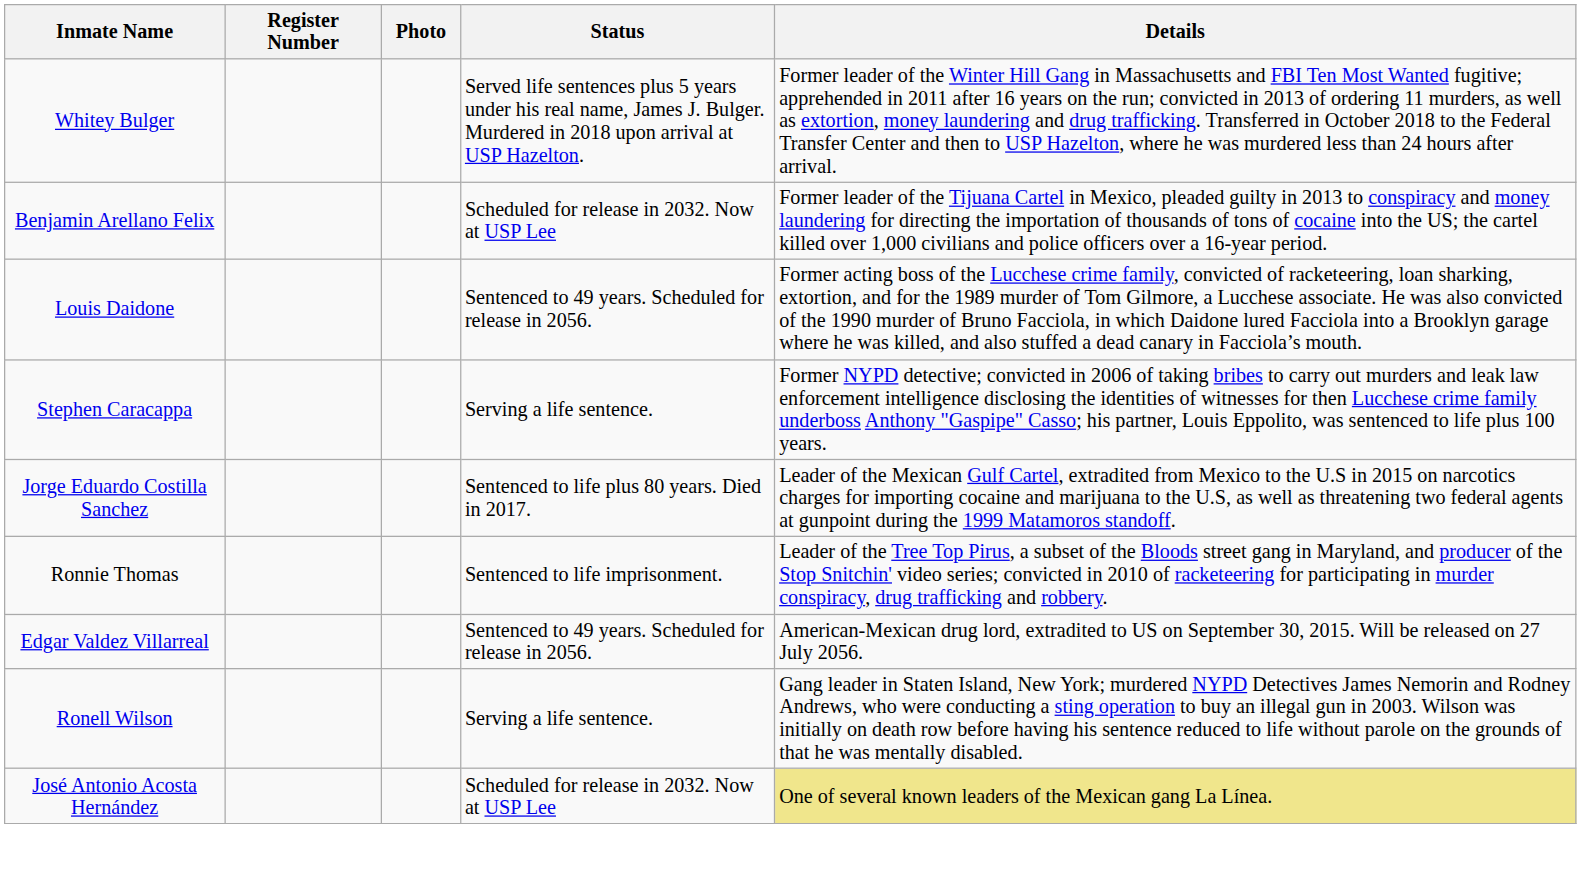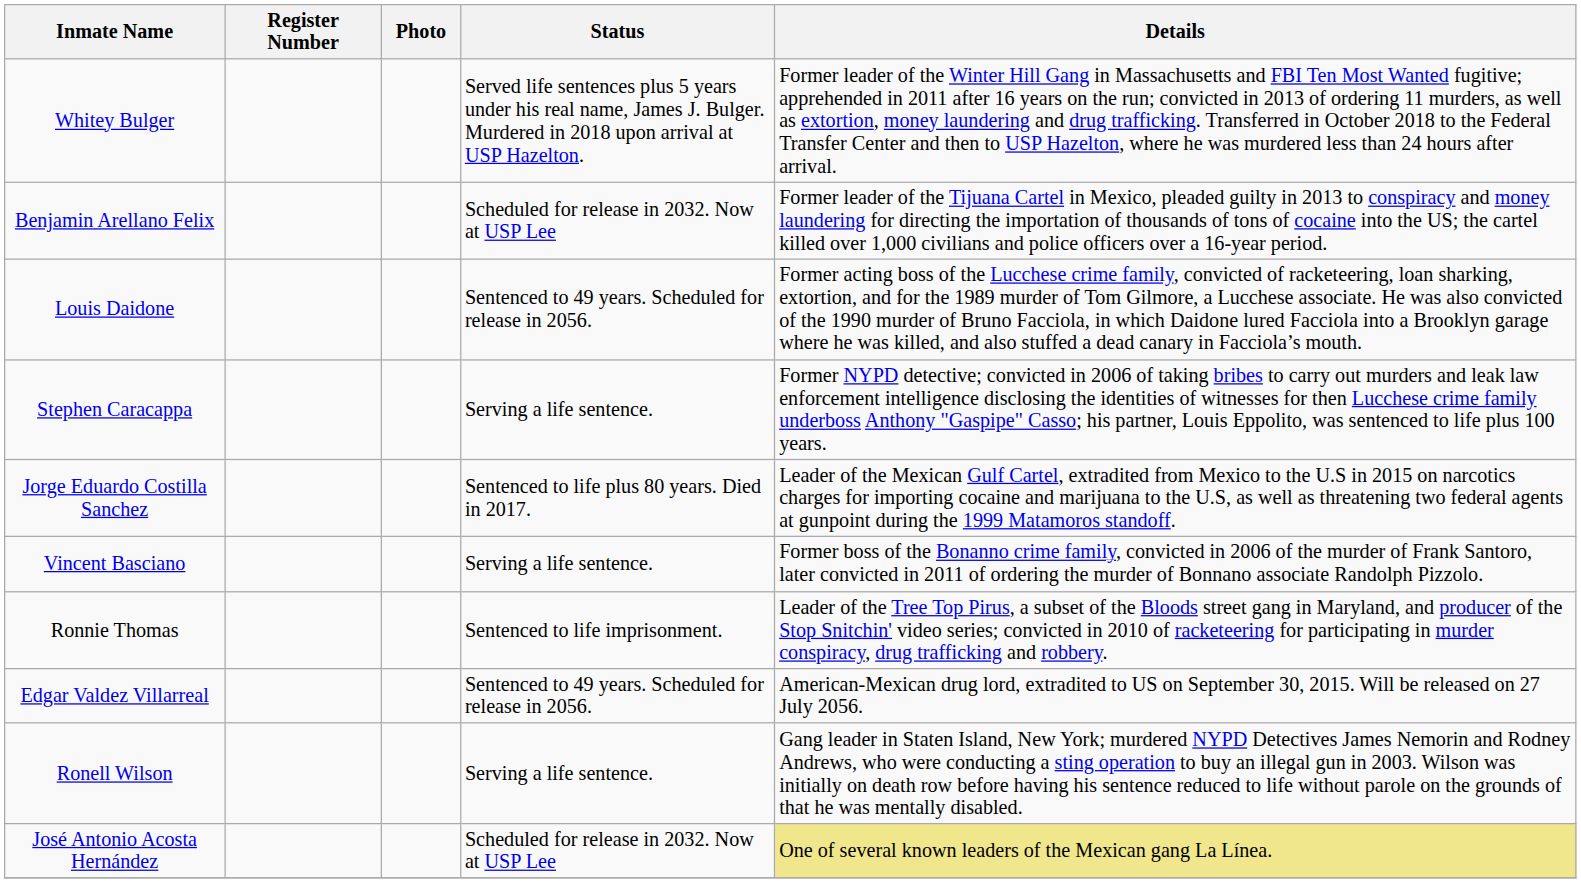+ row: (115, 563)
